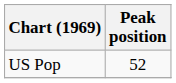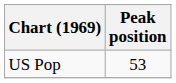(138, 63) 52 -> (138, 63) 53
